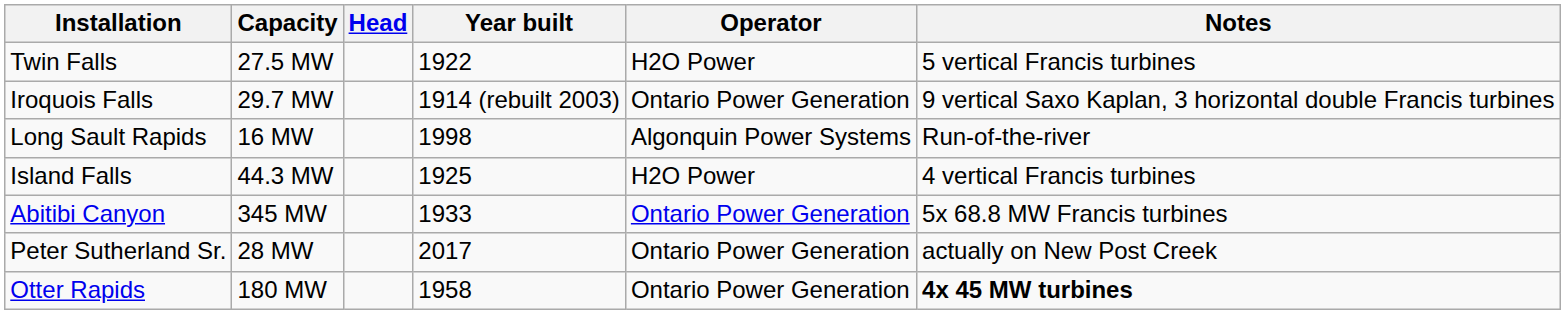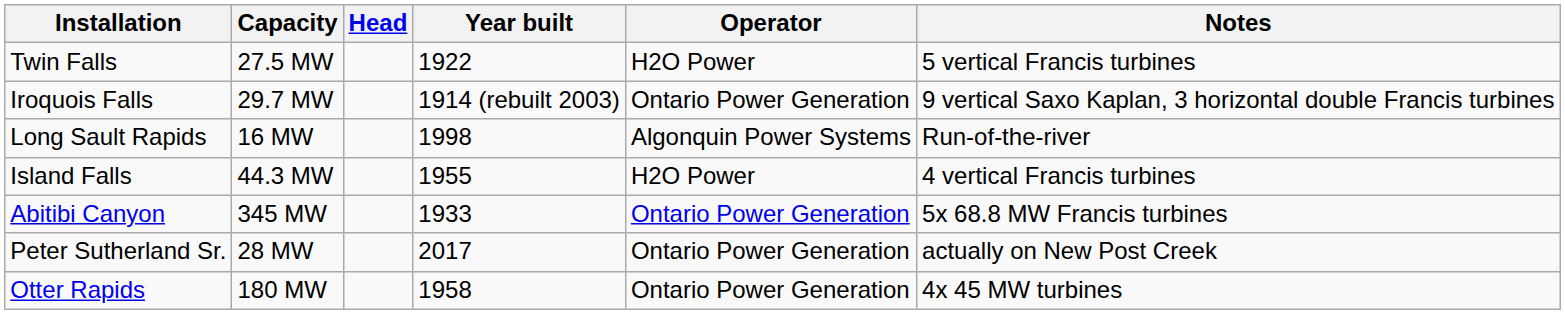(445, 175) 1925 -> (445, 175) 1955
(1027, 289) bold -> (1022, 289) normal
